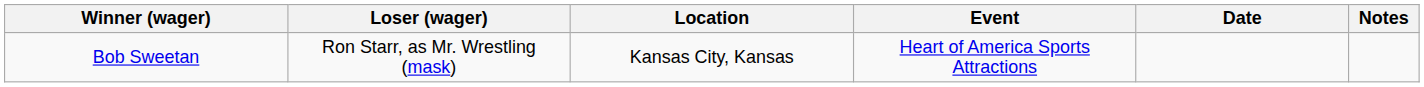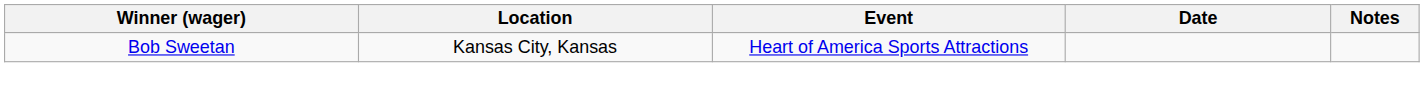- column: (429, 18)
